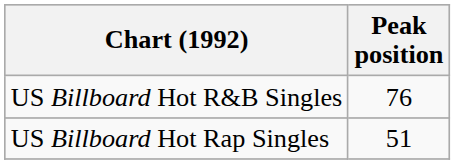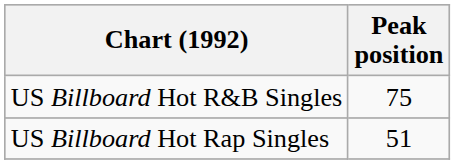(399, 96) 76 -> (399, 96) 75
